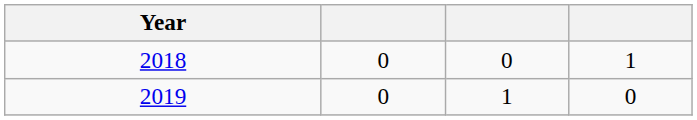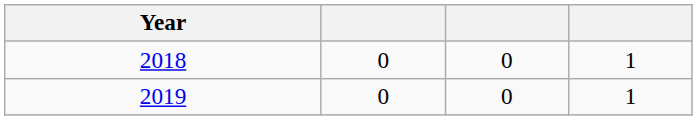(507, 96) 1 -> (507, 96) 0
(630, 96) 0 -> (630, 96) 1
